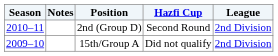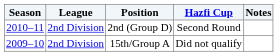columns swapped: (243, 12) <-> (61, 12)
